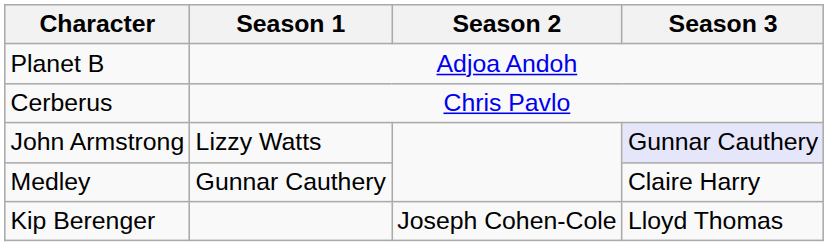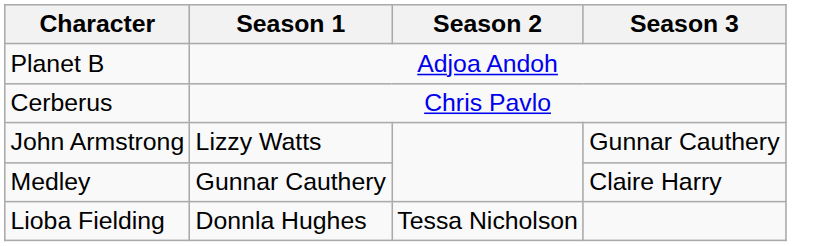(723, 142) lavender background -> (684, 142) no background
+ row: (88, 220)
- row: (83, 220)
